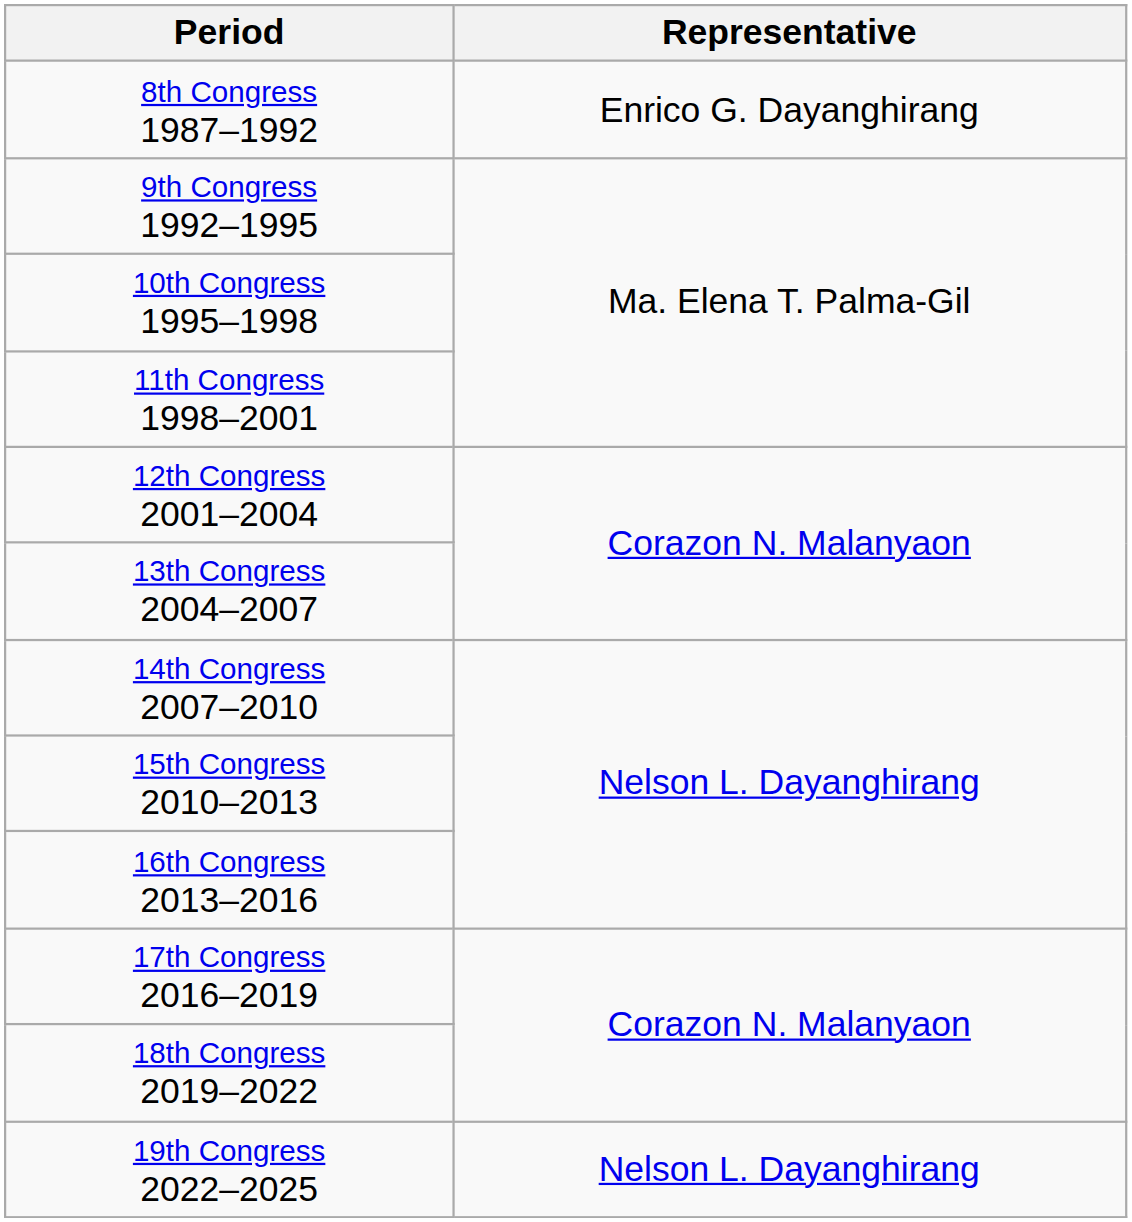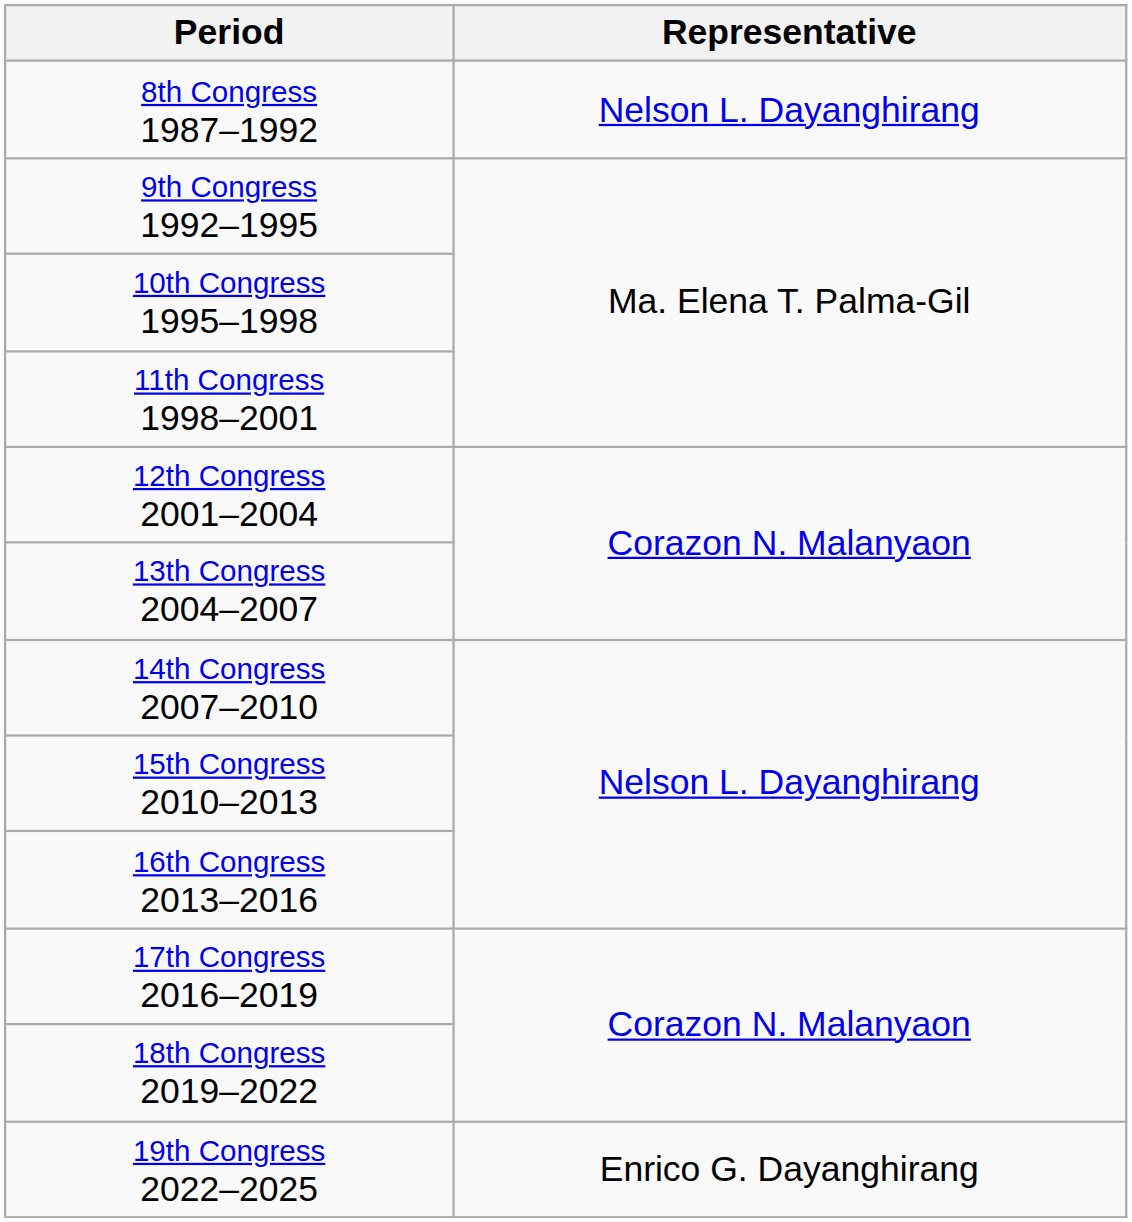(789, 108) Enrico G. Dayanghirang -> (789, 108) Nelson L. Dayanghirang
(789, 1168) Nelson L. Dayanghirang -> (789, 1168) Enrico G. Dayanghirang
